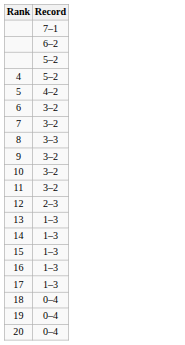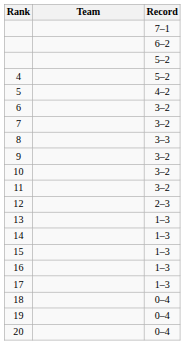+ column: (88, 12)
